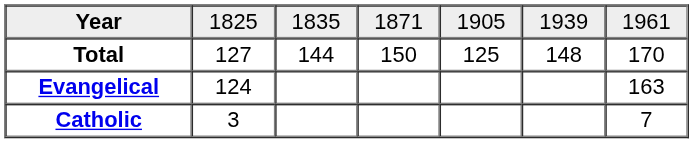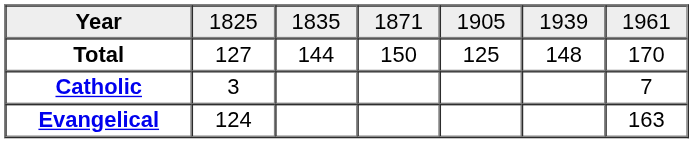rows swapped: (99, 120) <-> (99, 87)
